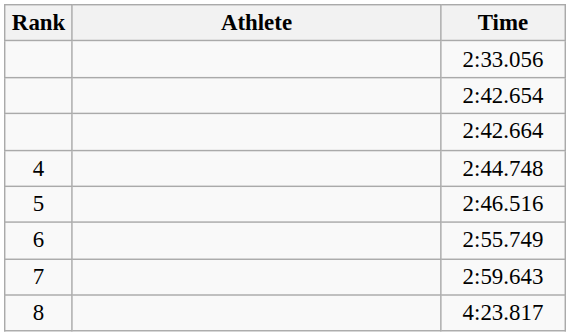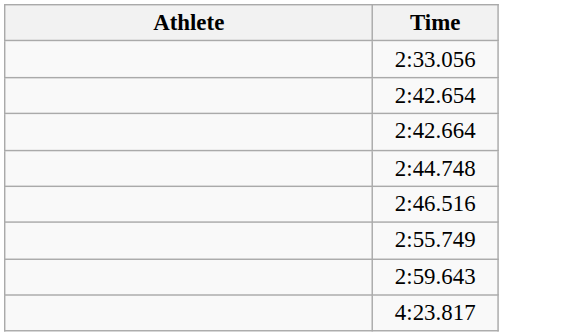- column: (39, 22)
